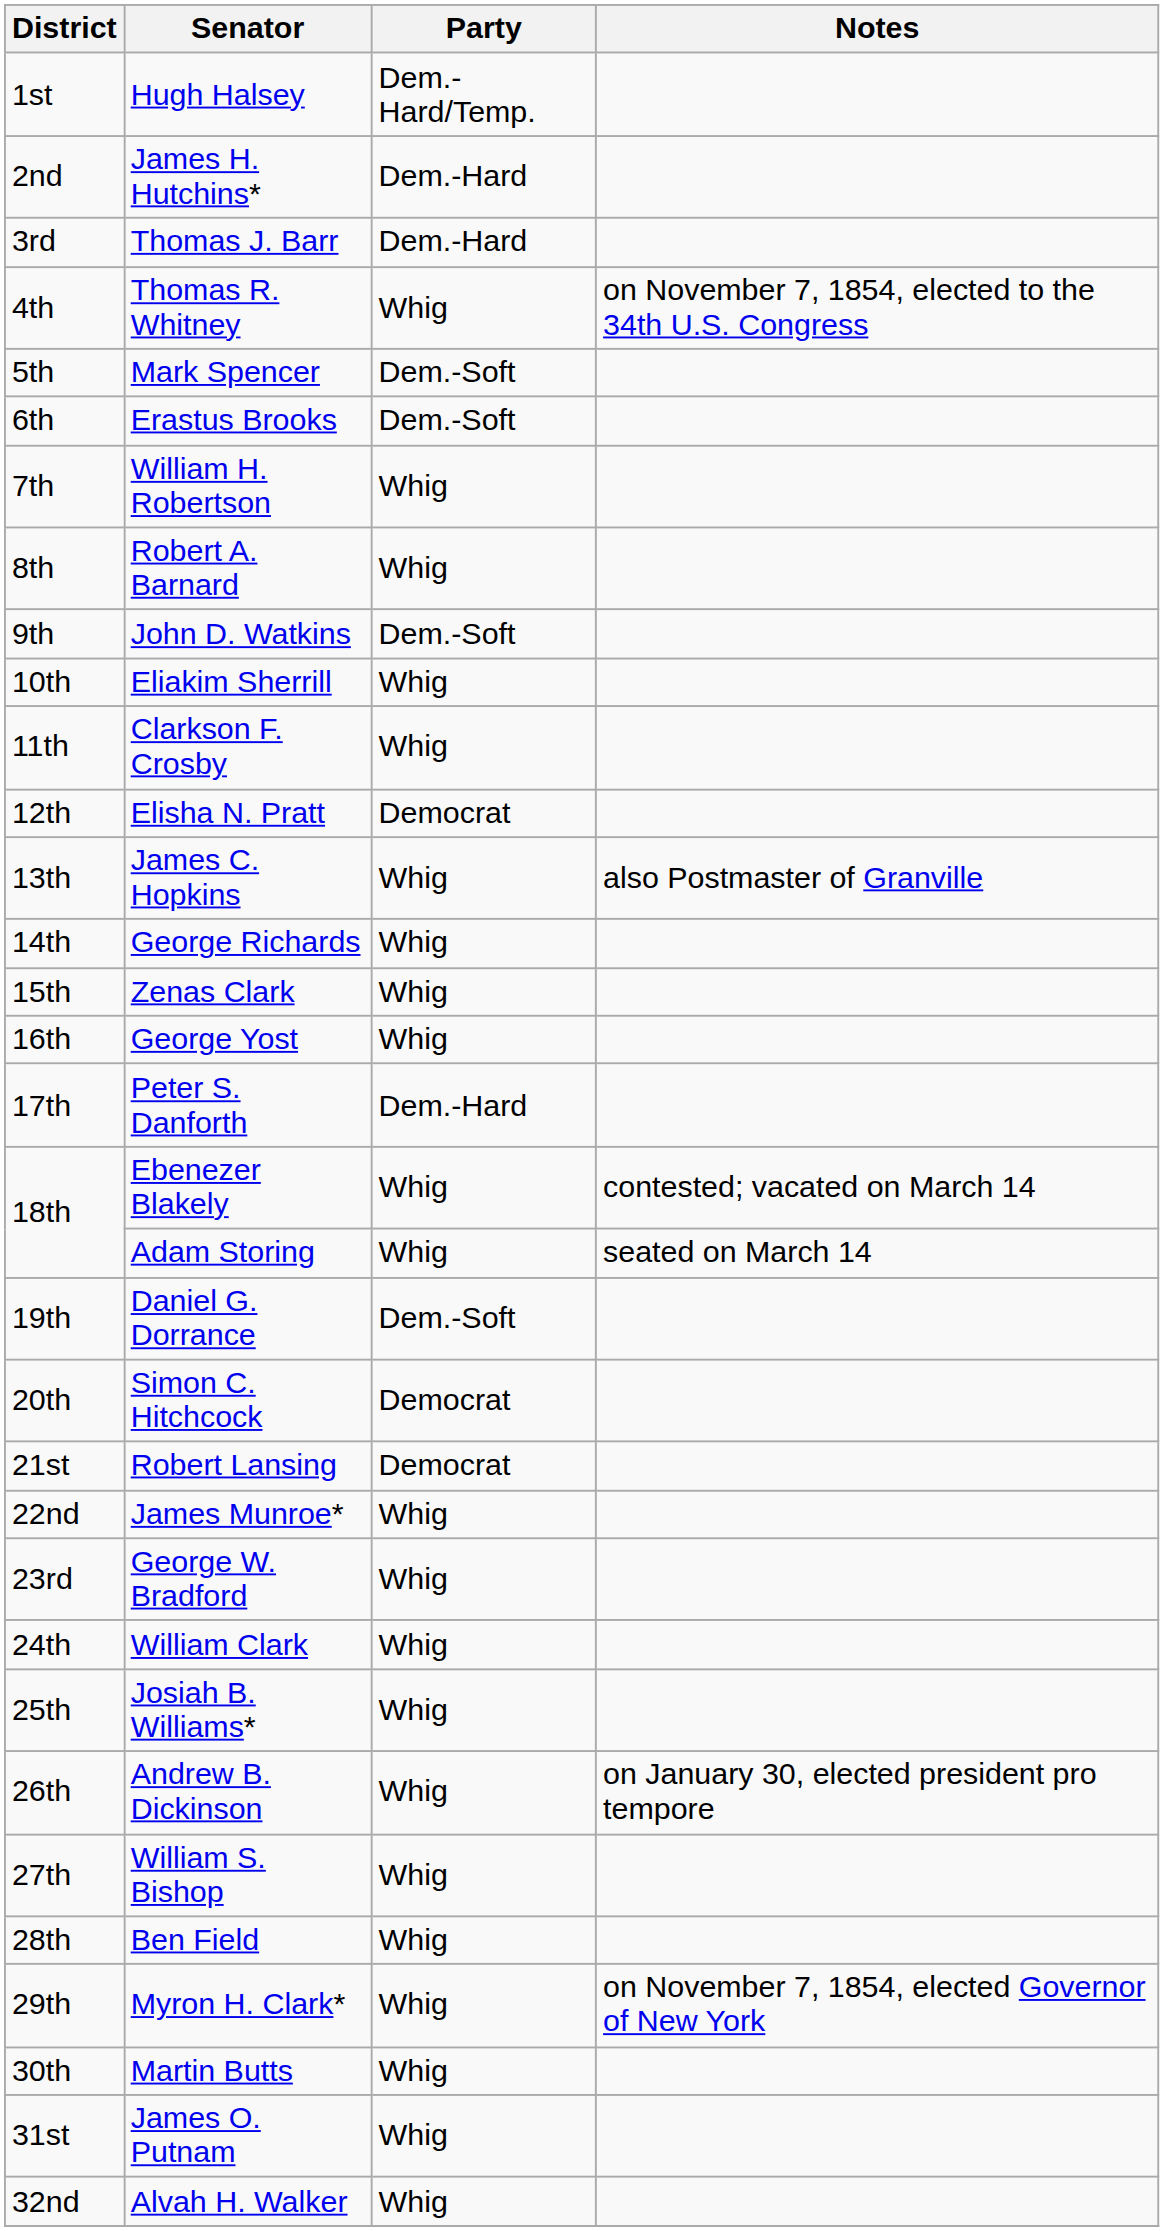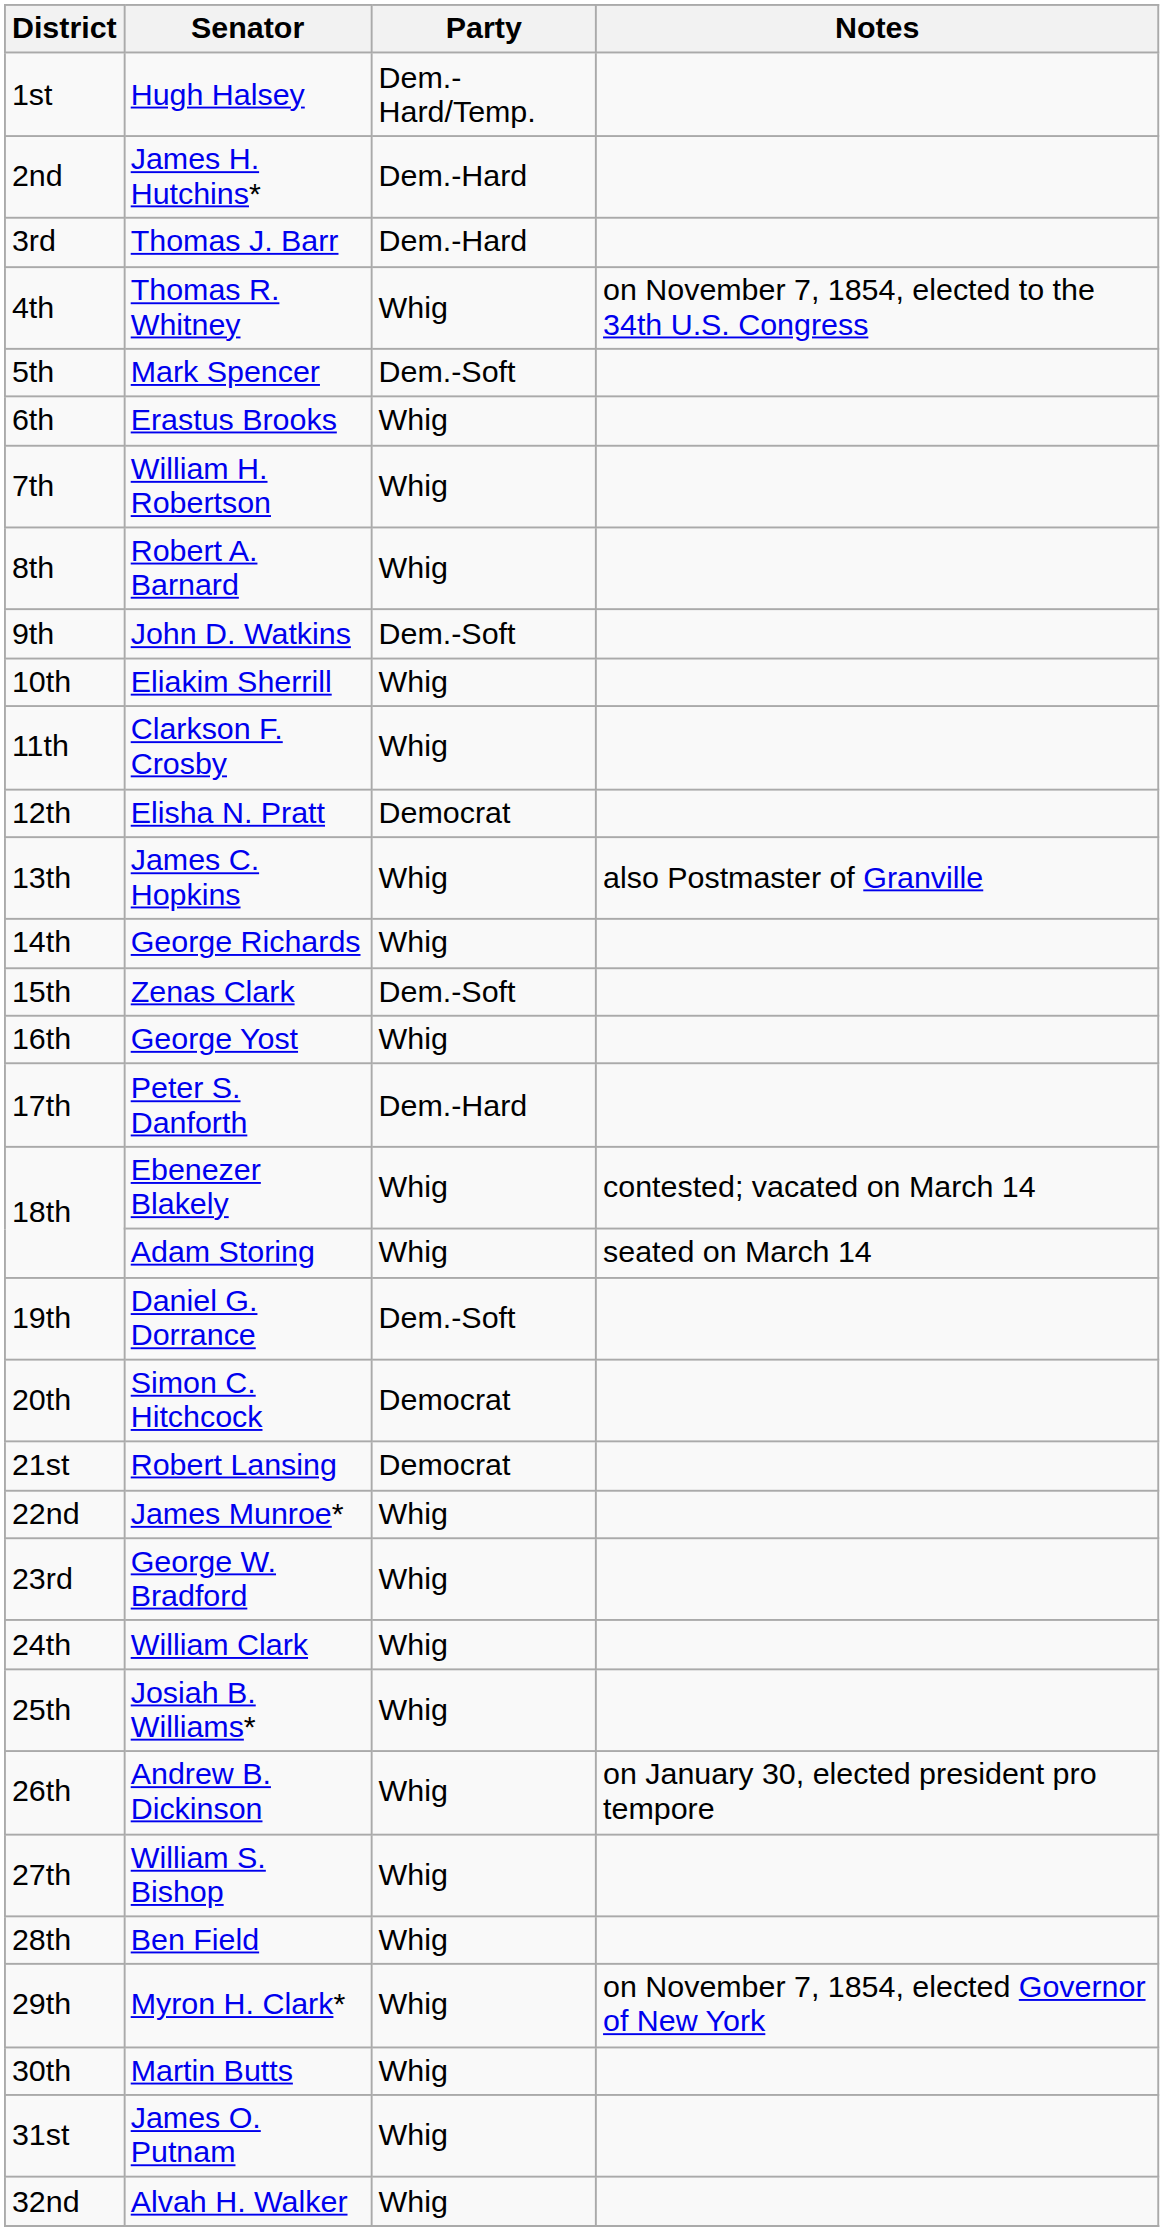(447, 420) Dem.-Soft -> (413, 420) Whig
(413, 991) Whig -> (447, 991) Dem.-Soft
